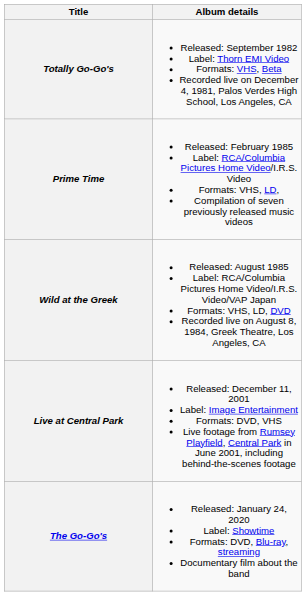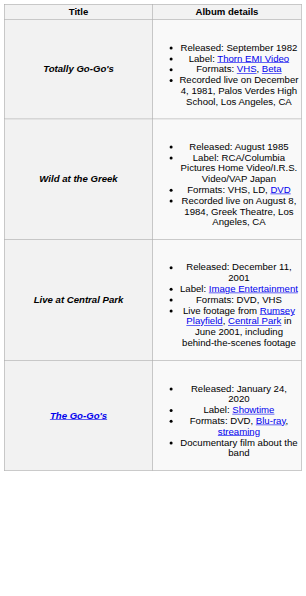- row: (79, 179)
